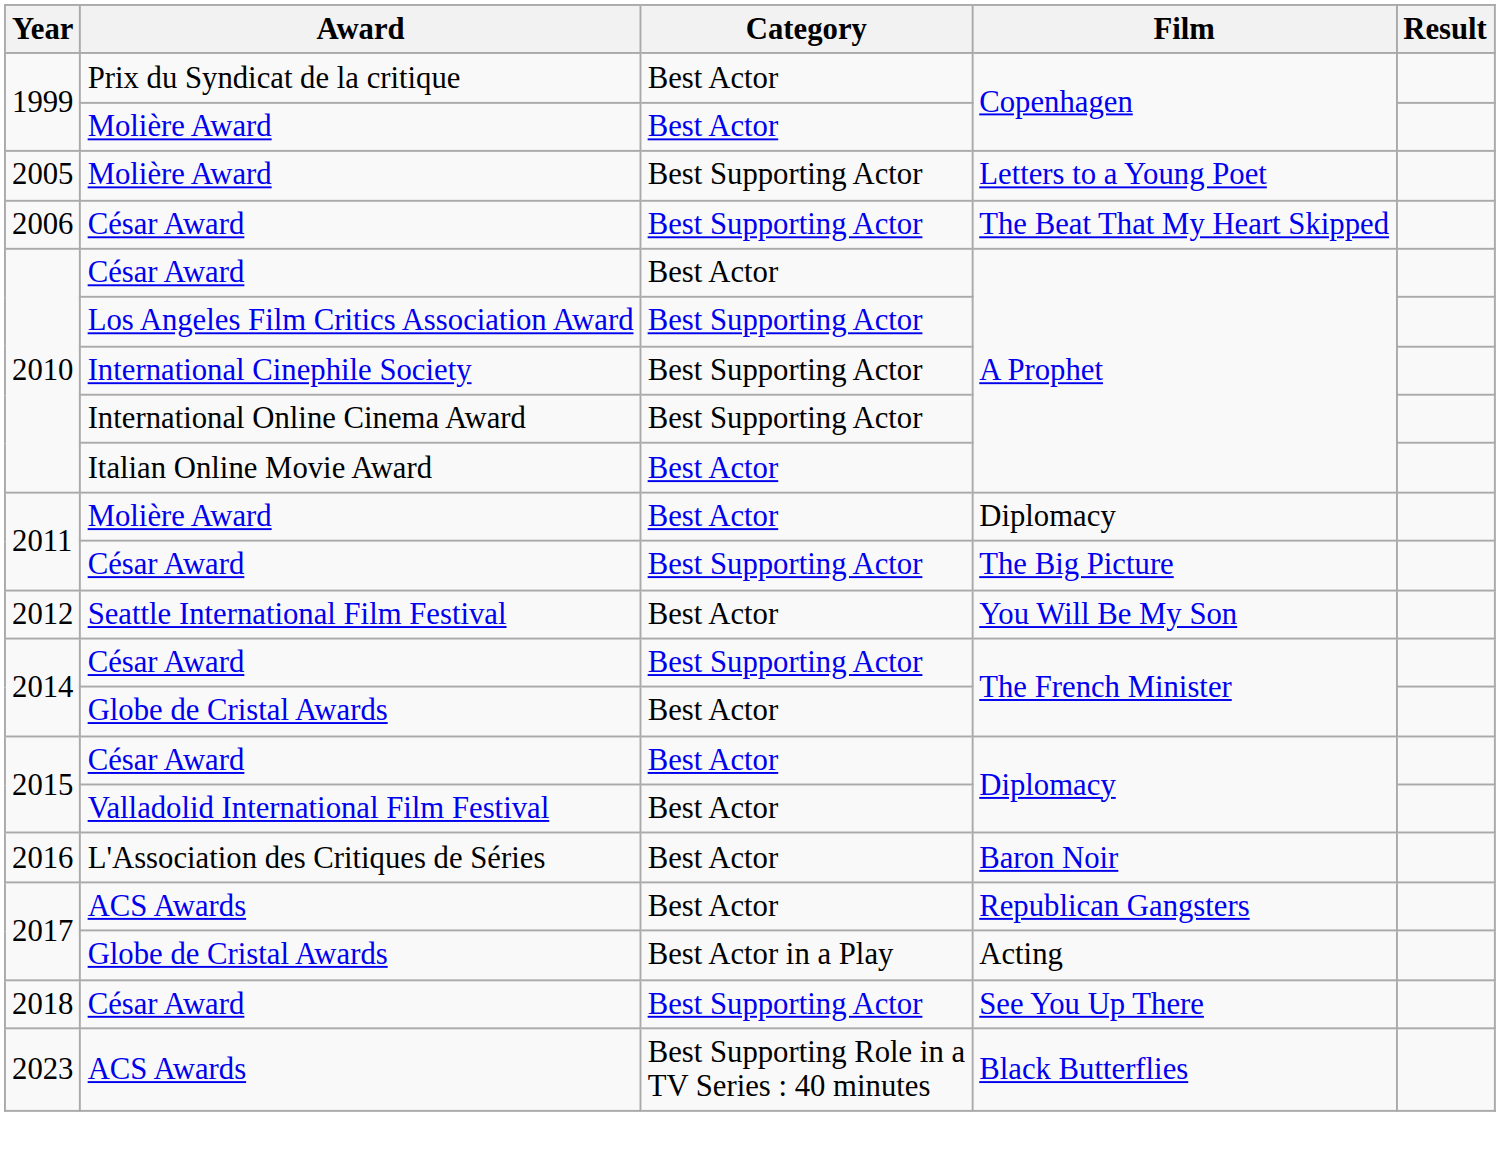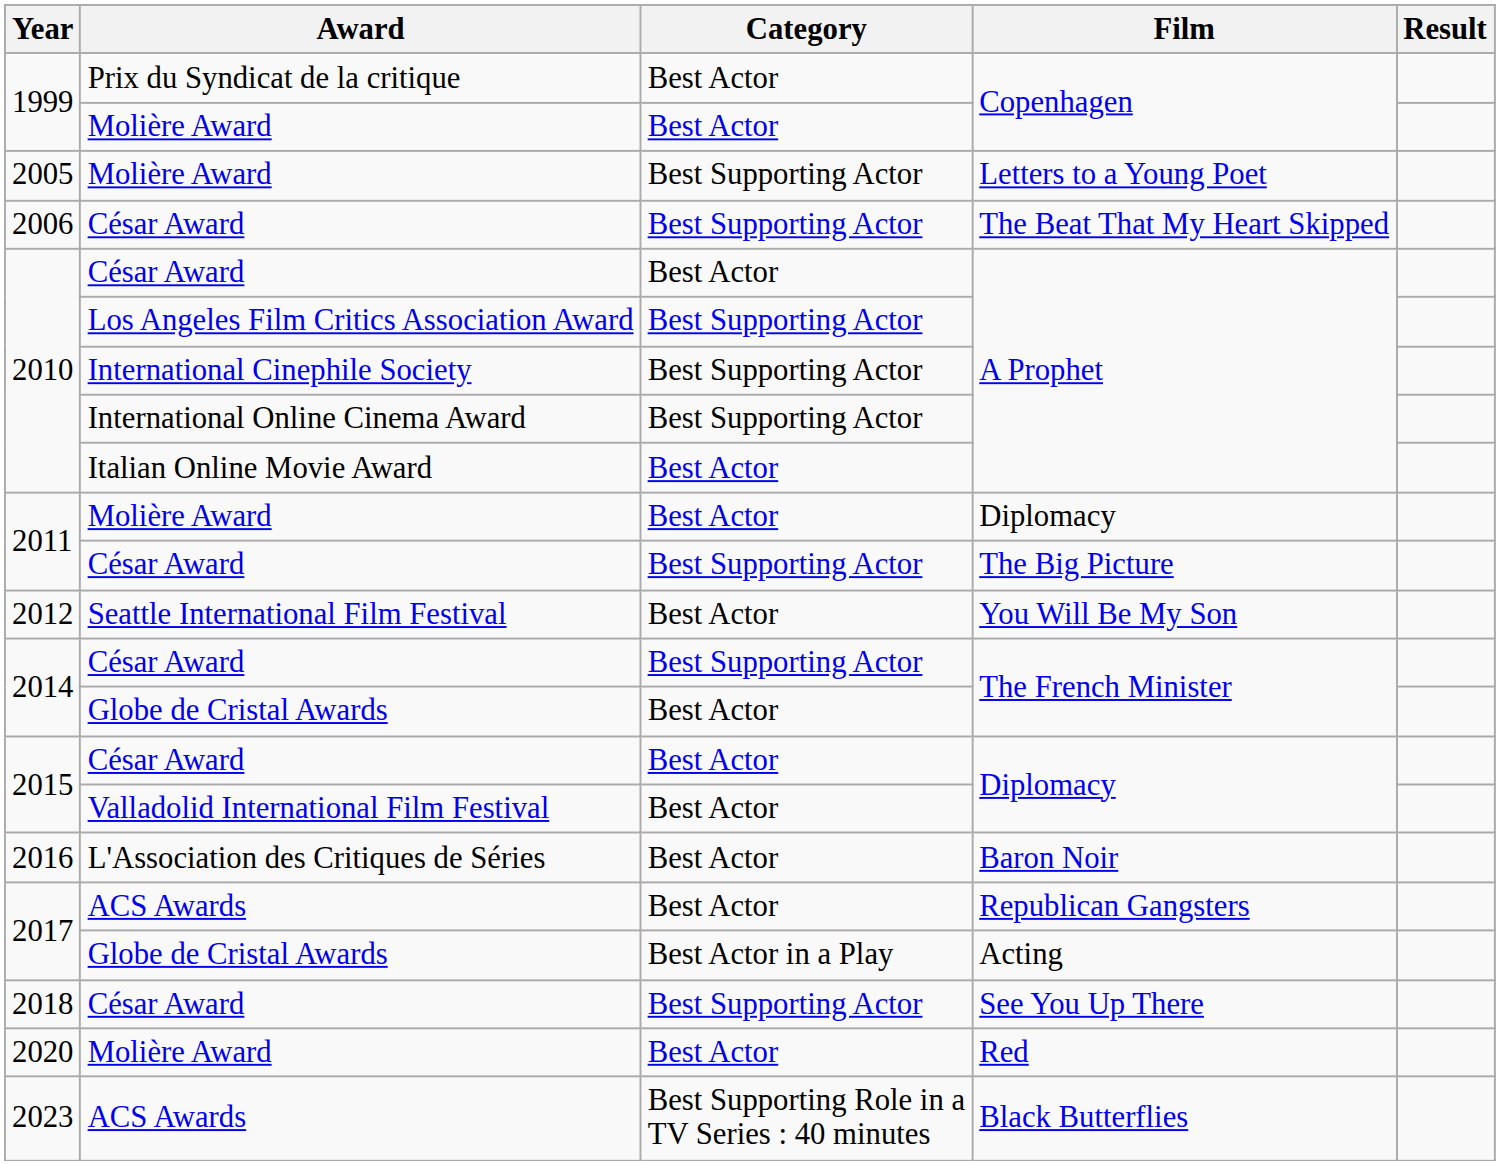+ row: (180, 1051)
